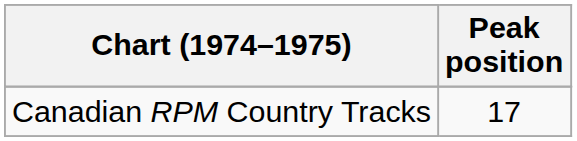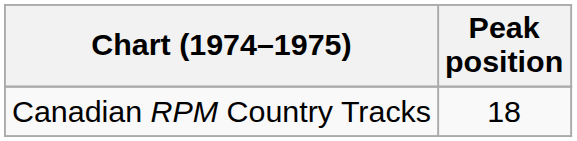(504, 111) 17 -> (504, 111) 18
